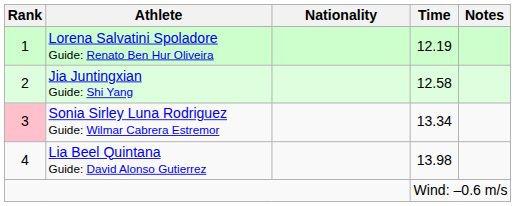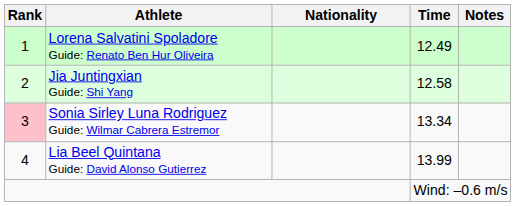(434, 45) 12.19 -> (434, 45) 12.49
(434, 160) 13.98 -> (434, 160) 13.99
